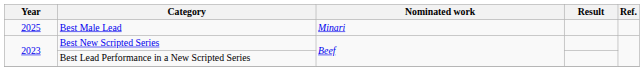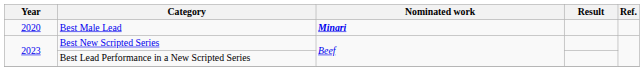(31, 27) 2025 -> (31, 27) 2020
(332, 27) normal -> (332, 27) bold
